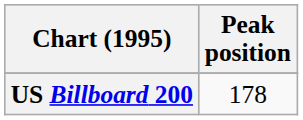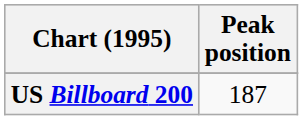(248, 93) 178 -> (248, 93) 187
